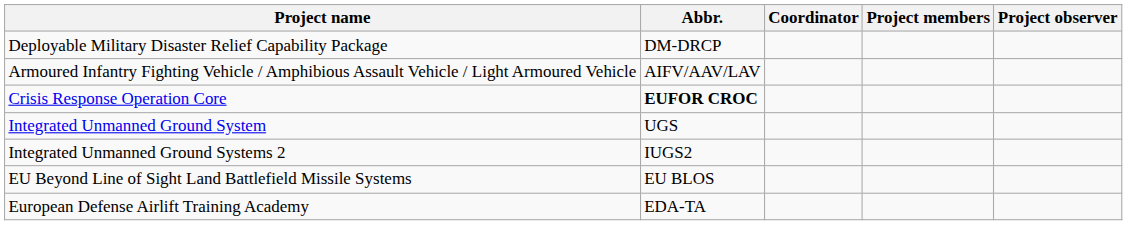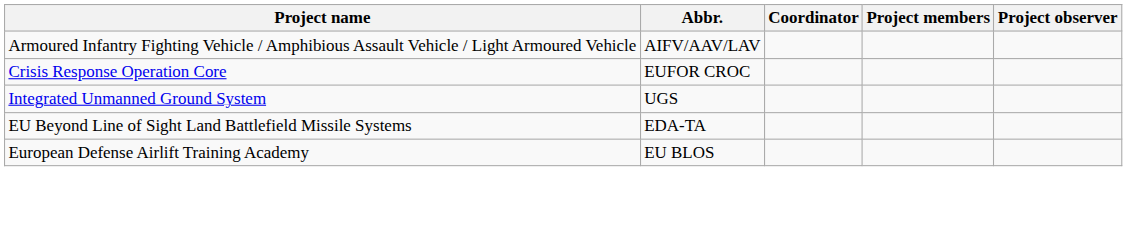- row: (198, 44)
(701, 98) bold -> (697, 71) normal
- row: (147, 152)
(679, 179) EU BLOS -> (675, 125) EDA-TA
(675, 206) EDA-TA -> (679, 152) EU BLOS
